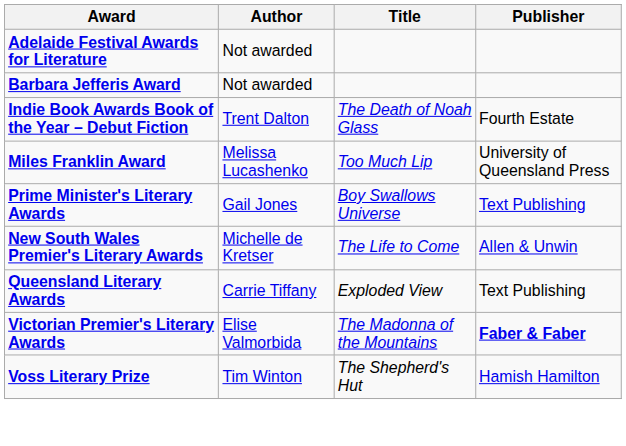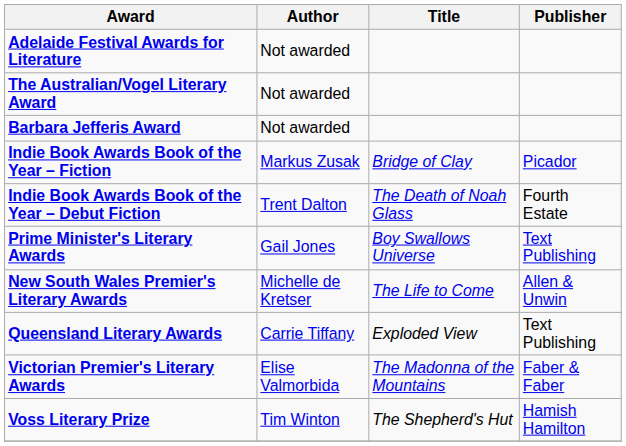+ row: (117, 94)
+ row: (125, 162)
- row: (87, 162)
(532, 333) bold -> (551, 376) normal
